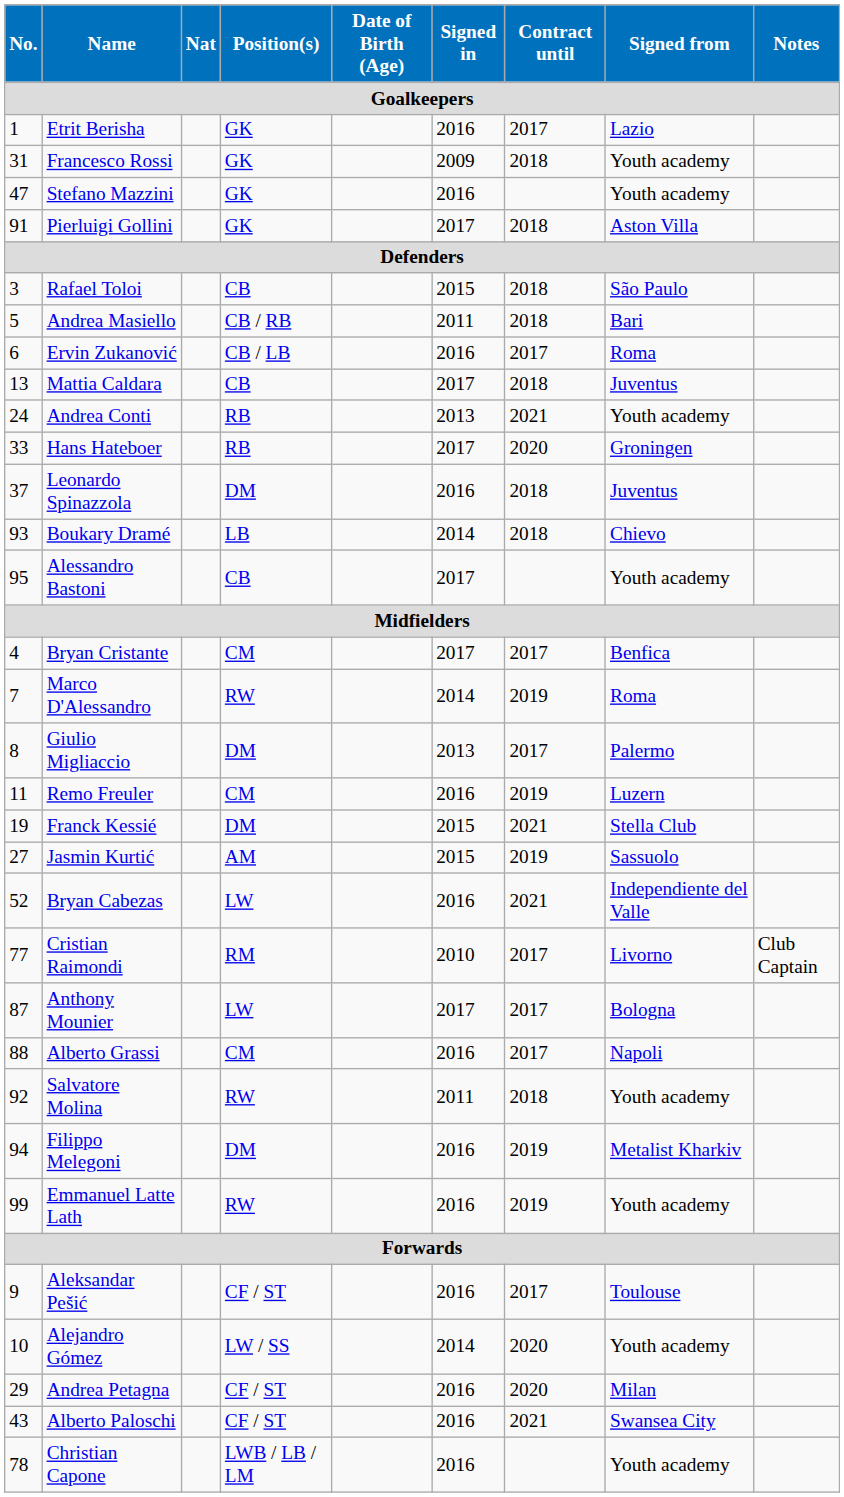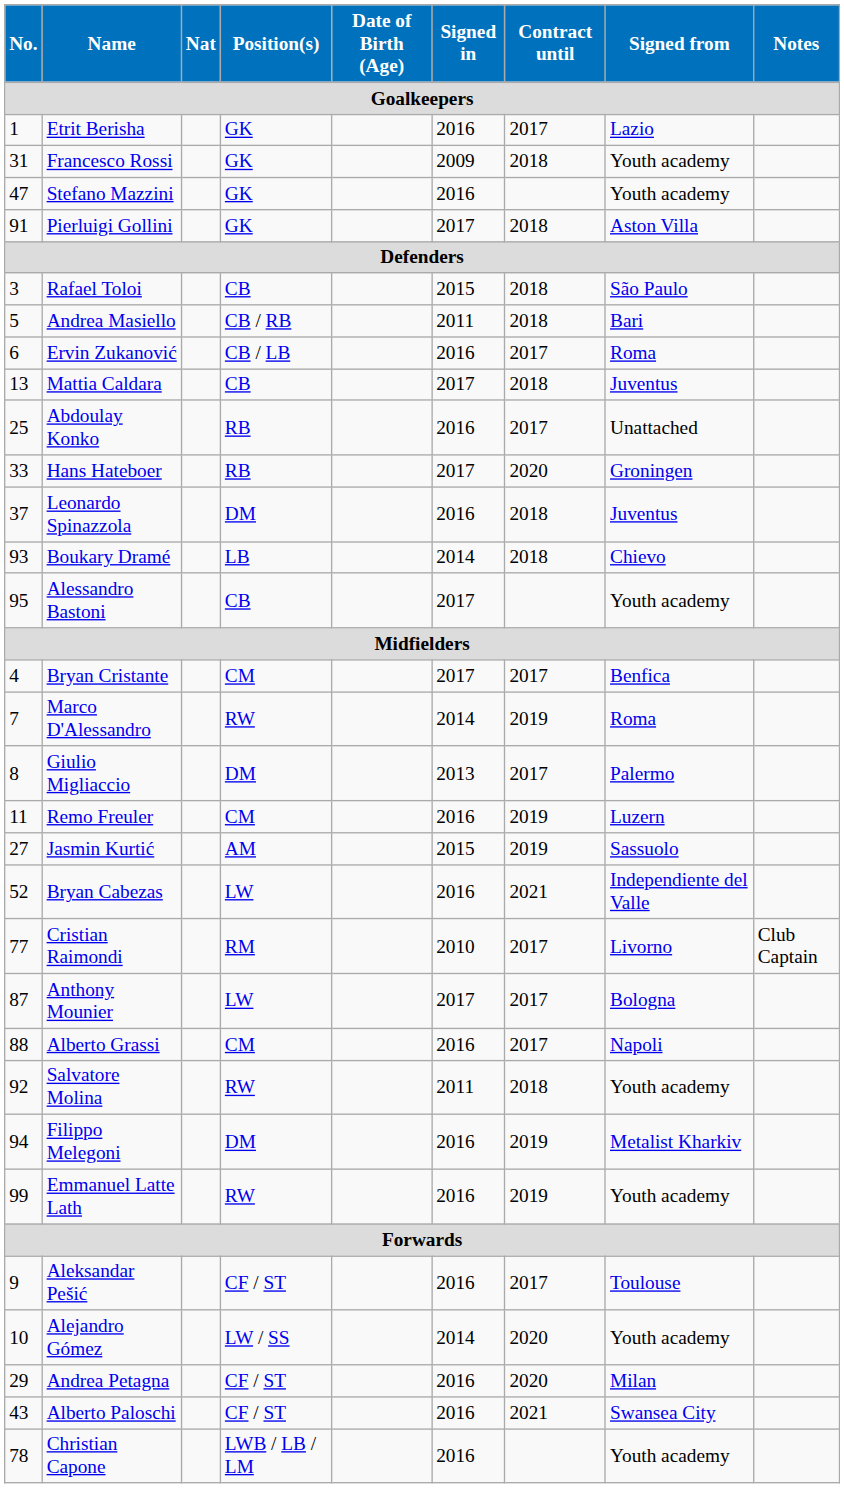- row: (99, 416)
+ row: (85, 427)
- row: (102, 825)
